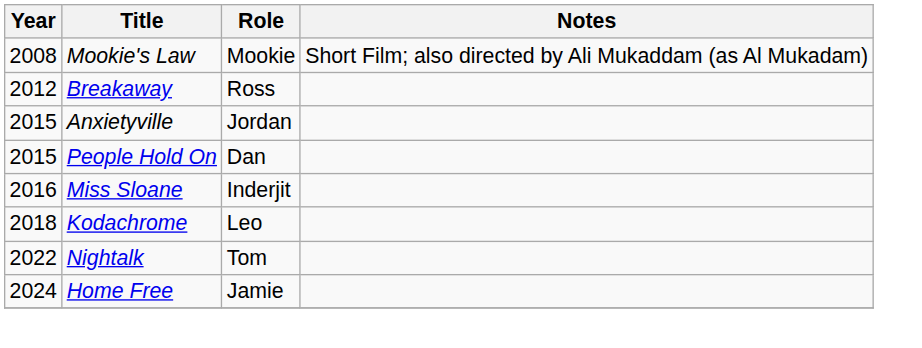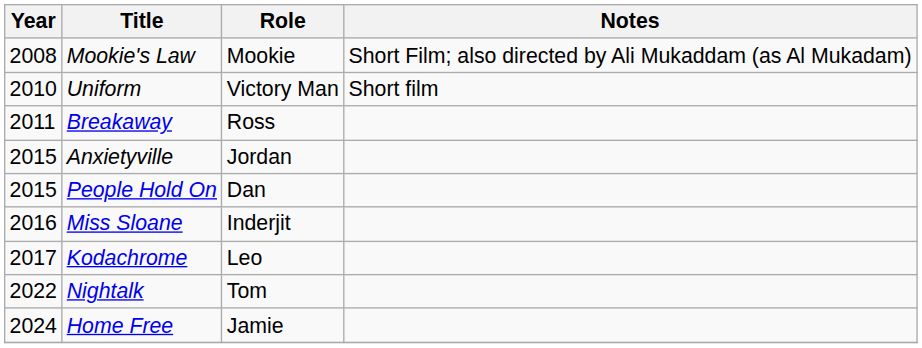+ row: (104, 88)
(33, 88) 2012 -> (32, 122) 2011
(33, 223) 2018 -> (33, 257) 2017
